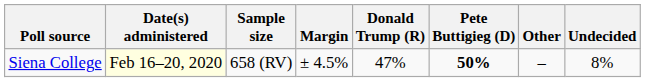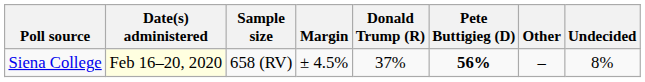(390, 62) 47% -> (390, 62) 37%
(474, 62) 50% -> (474, 62) 56%
